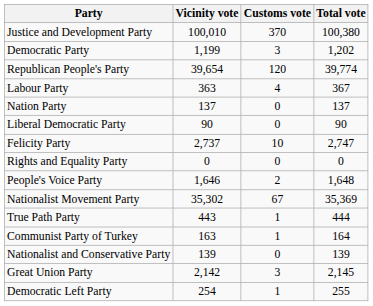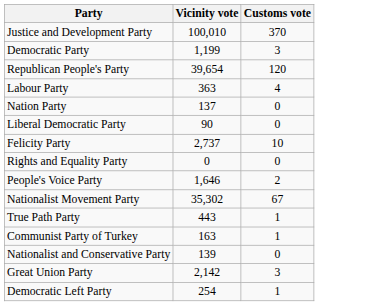- column: (341, 13)
